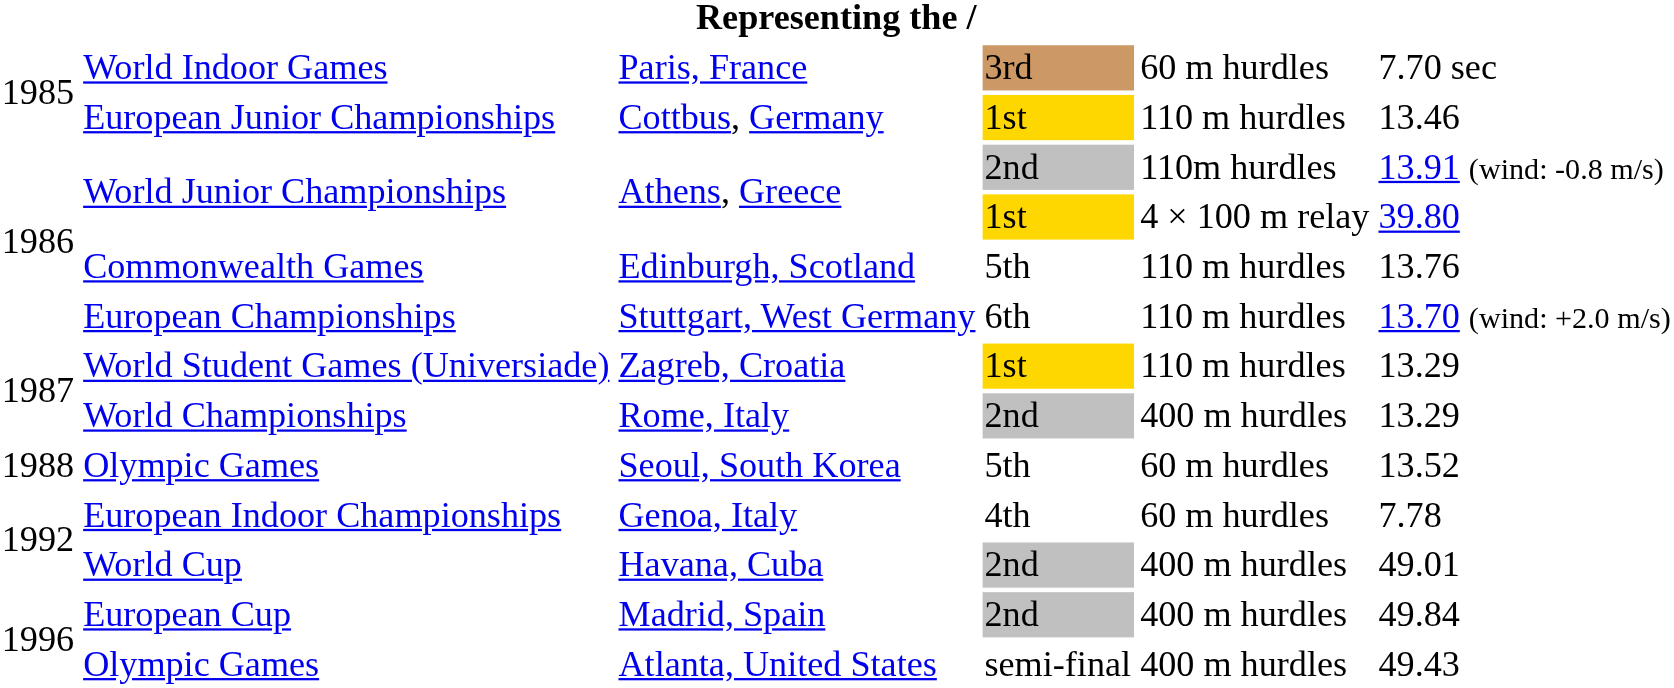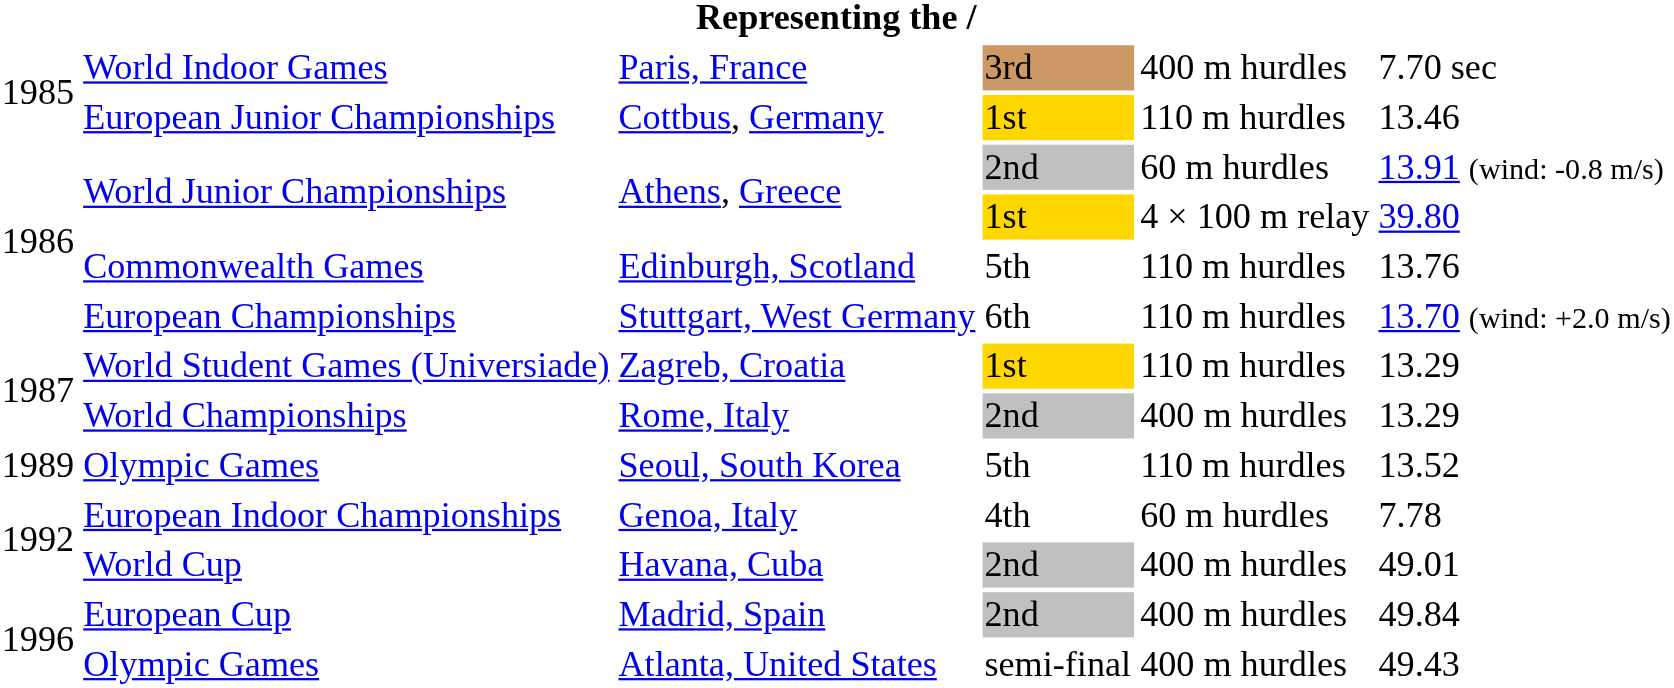(1235, 67) 60 m hurdles -> (1244, 67) 400 m hurdles
(1238, 166) 110m hurdles -> (1235, 166) 60 m hurdles
(38, 464) 1988 -> (38, 464) 1989
(1235, 464) 60 m hurdles -> (1243, 464) 110 m hurdles
